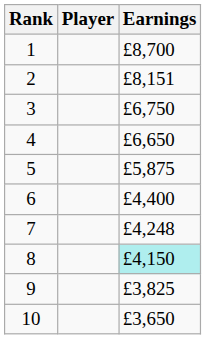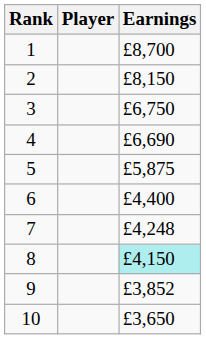(149, 79) £8,151 -> (149, 79) £8,150
(149, 139) £6,650 -> (149, 139) £6,690
(149, 288) £3,825 -> (149, 288) £3,852
